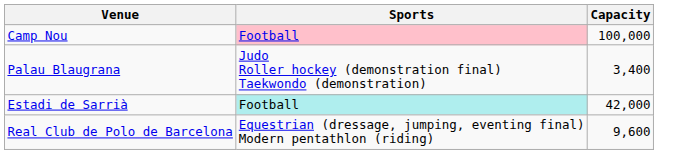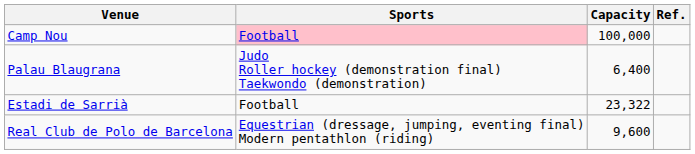+ column: (671, 15)
(632, 70) 3,400 -> (632, 70) 6,400
(269, 104) paleturquoise background -> (269, 104) no background
(628, 104) 42,000 -> (628, 104) 23,322
